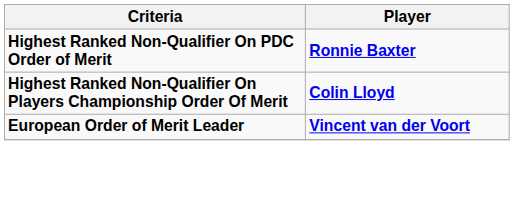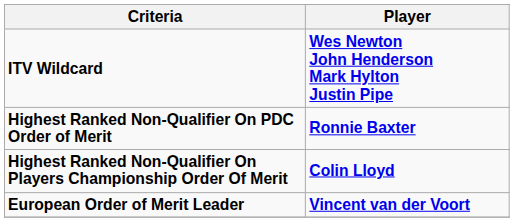+ row: (56, 68)
